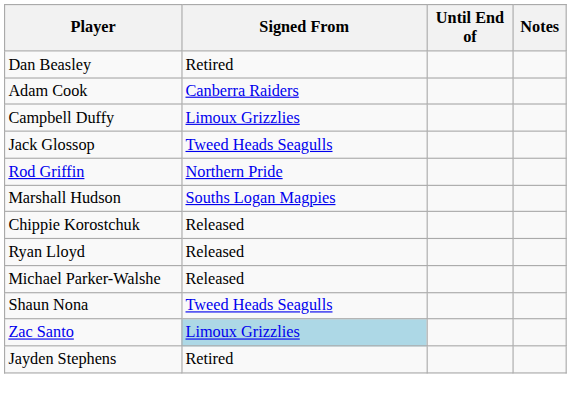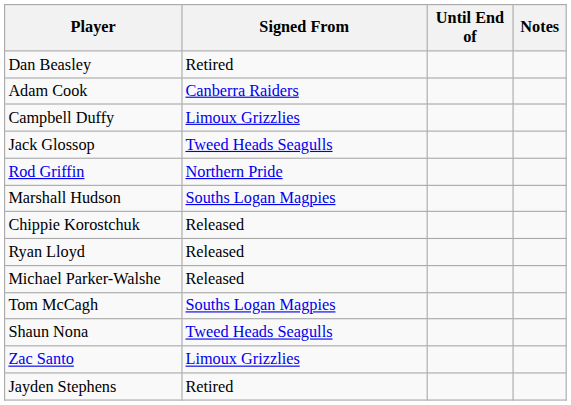+ row: (53, 305)
(243, 332) lightblue background -> (243, 359) no background
